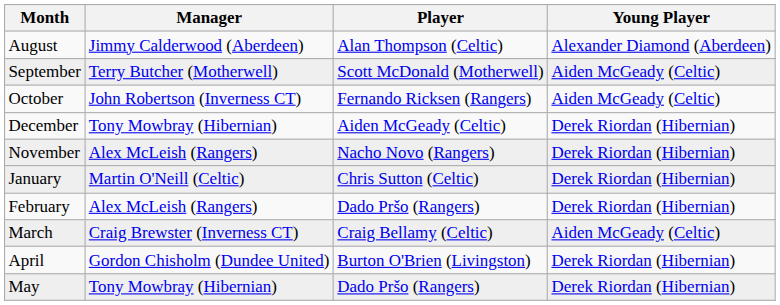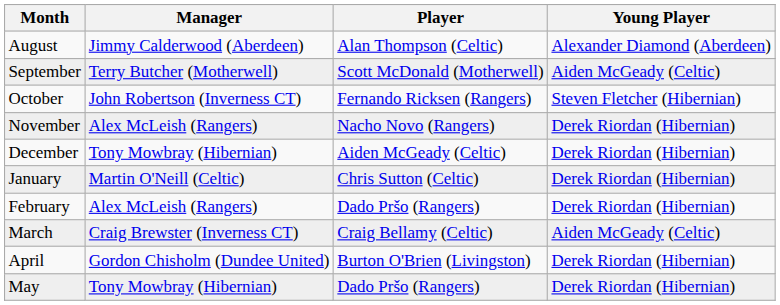(636, 98) Aiden McGeady (Celtic) -> (646, 98) Steven Fletcher (Hibernian)
rows swapped: (44, 152) <-> (43, 125)
